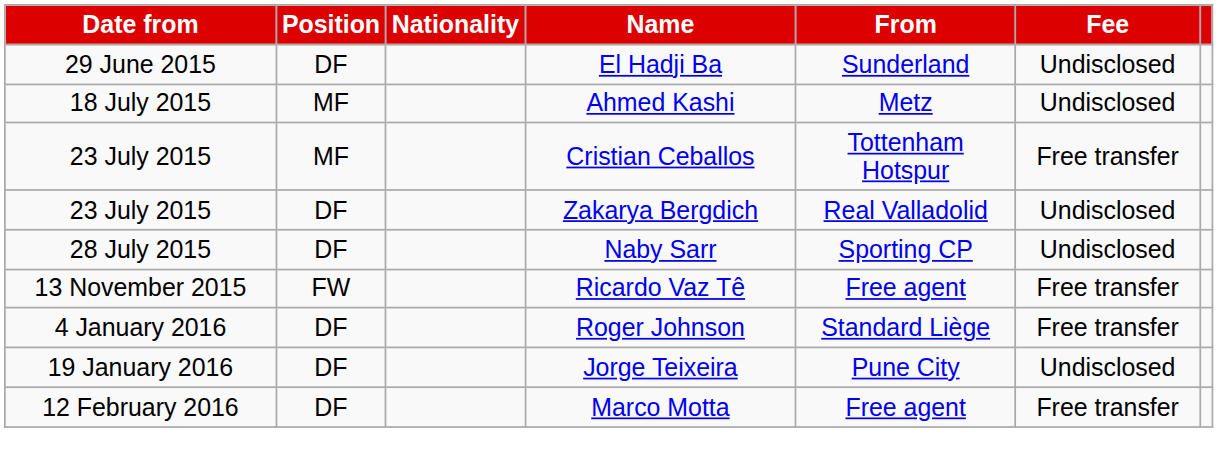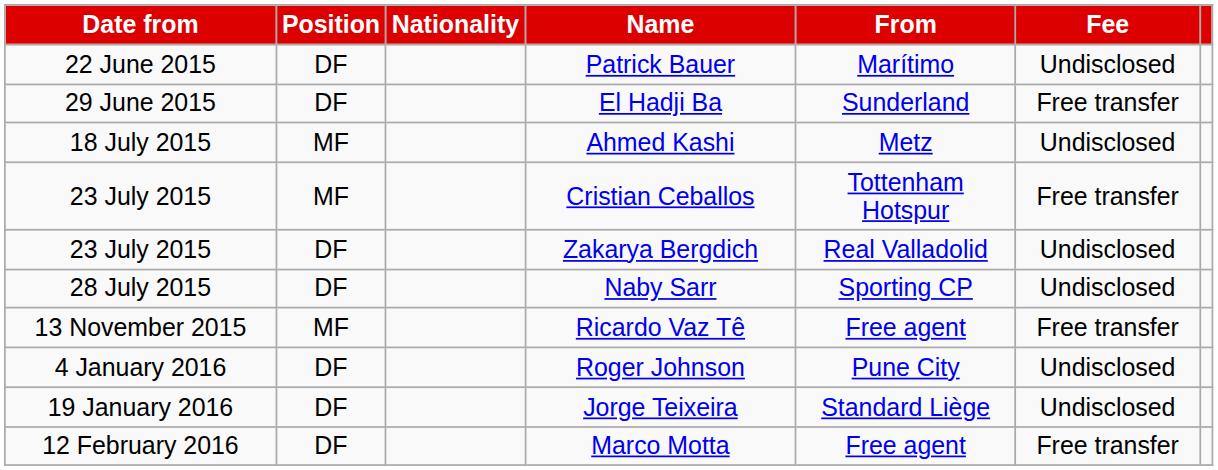+ row: (660, 64)
(1108, 64) Undisclosed -> (1108, 104) Free transfer
(331, 289) FW -> (331, 328) MF
(906, 328) Standard Liège -> (906, 367) Pune City
(1108, 328) Free transfer -> (1108, 367) Undisclosed
(906, 367) Pune City -> (906, 407) Standard Liège
